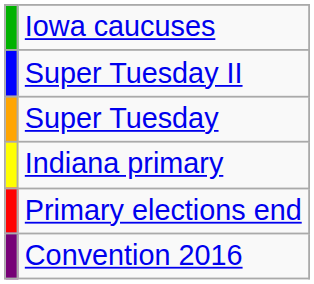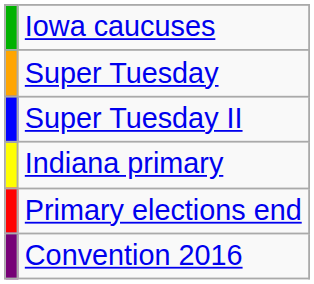rows swapped: (122, 118) <-> (134, 73)
